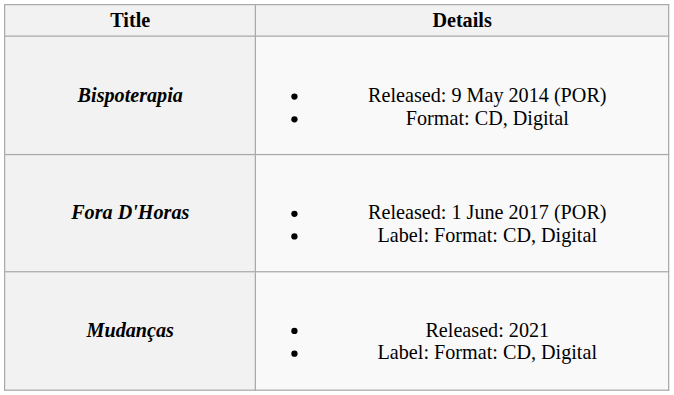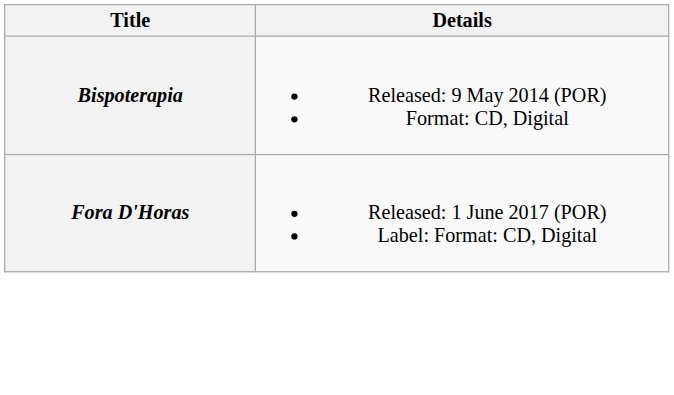- row: (130, 330)
